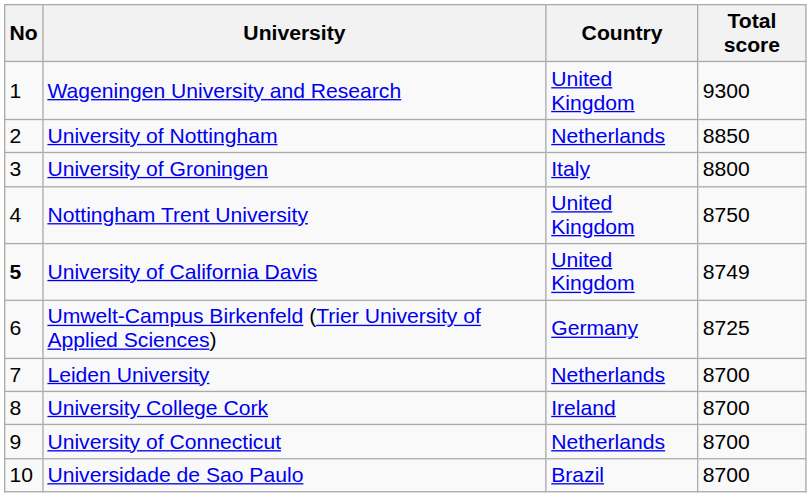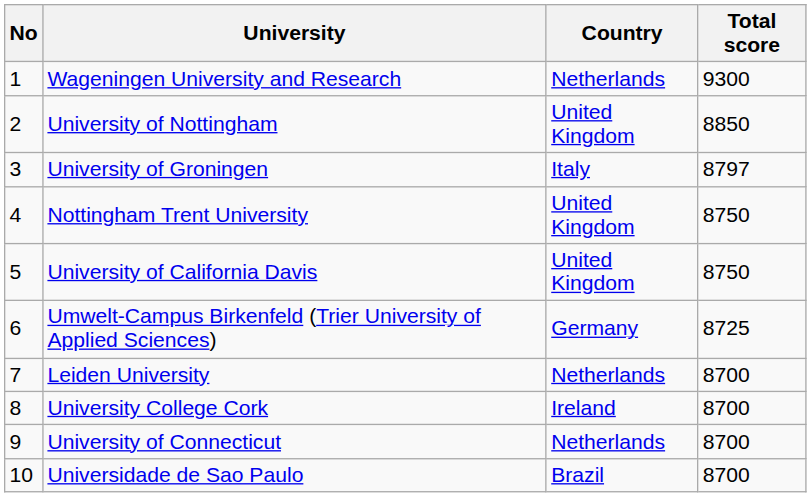(593, 90) United Kingdom -> (608, 78) Netherlands
(608, 135) Netherlands -> (593, 123) United Kingdom
(726, 169) 8800 -> (726, 169) 8797
(15, 271) bold -> (15, 271) normal
(726, 271) 8749 -> (726, 271) 8750
